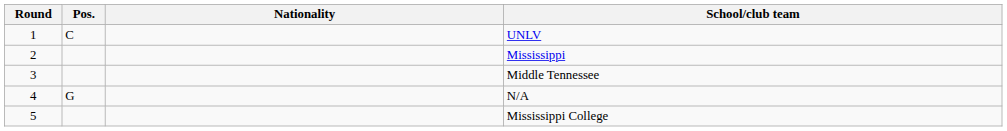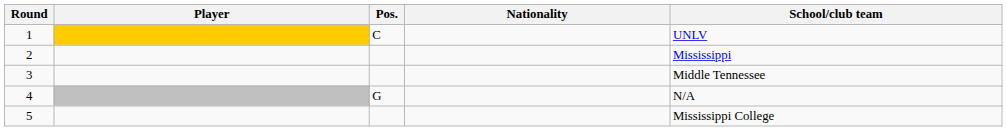+ column: (212, 14)
